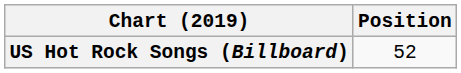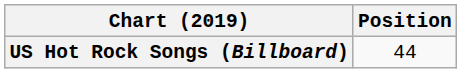(405, 52) 52 -> (405, 52) 44
